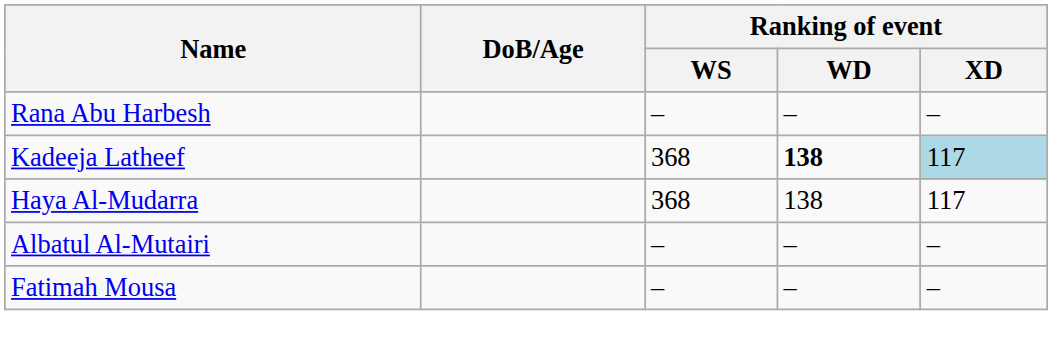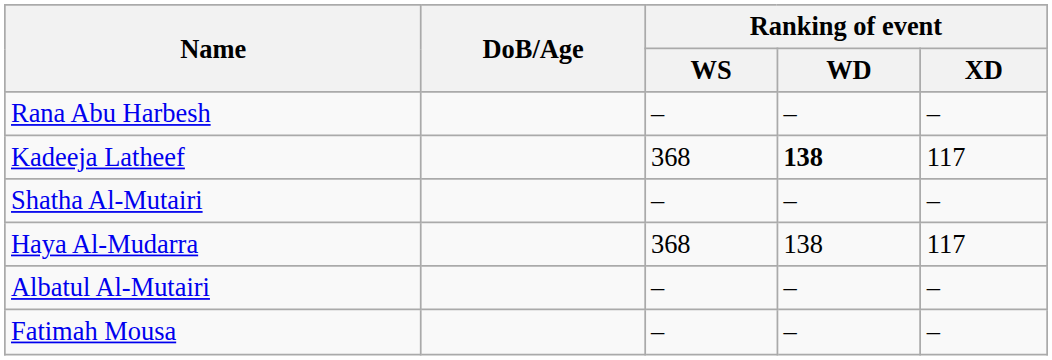(946, 157) lightblue background -> (946, 157) no background
+ row: (107, 200)
